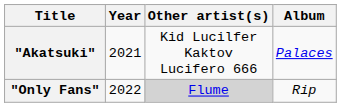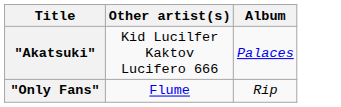- column: (125, 16)
(209, 91) lightgrey background -> (170, 91) no background
